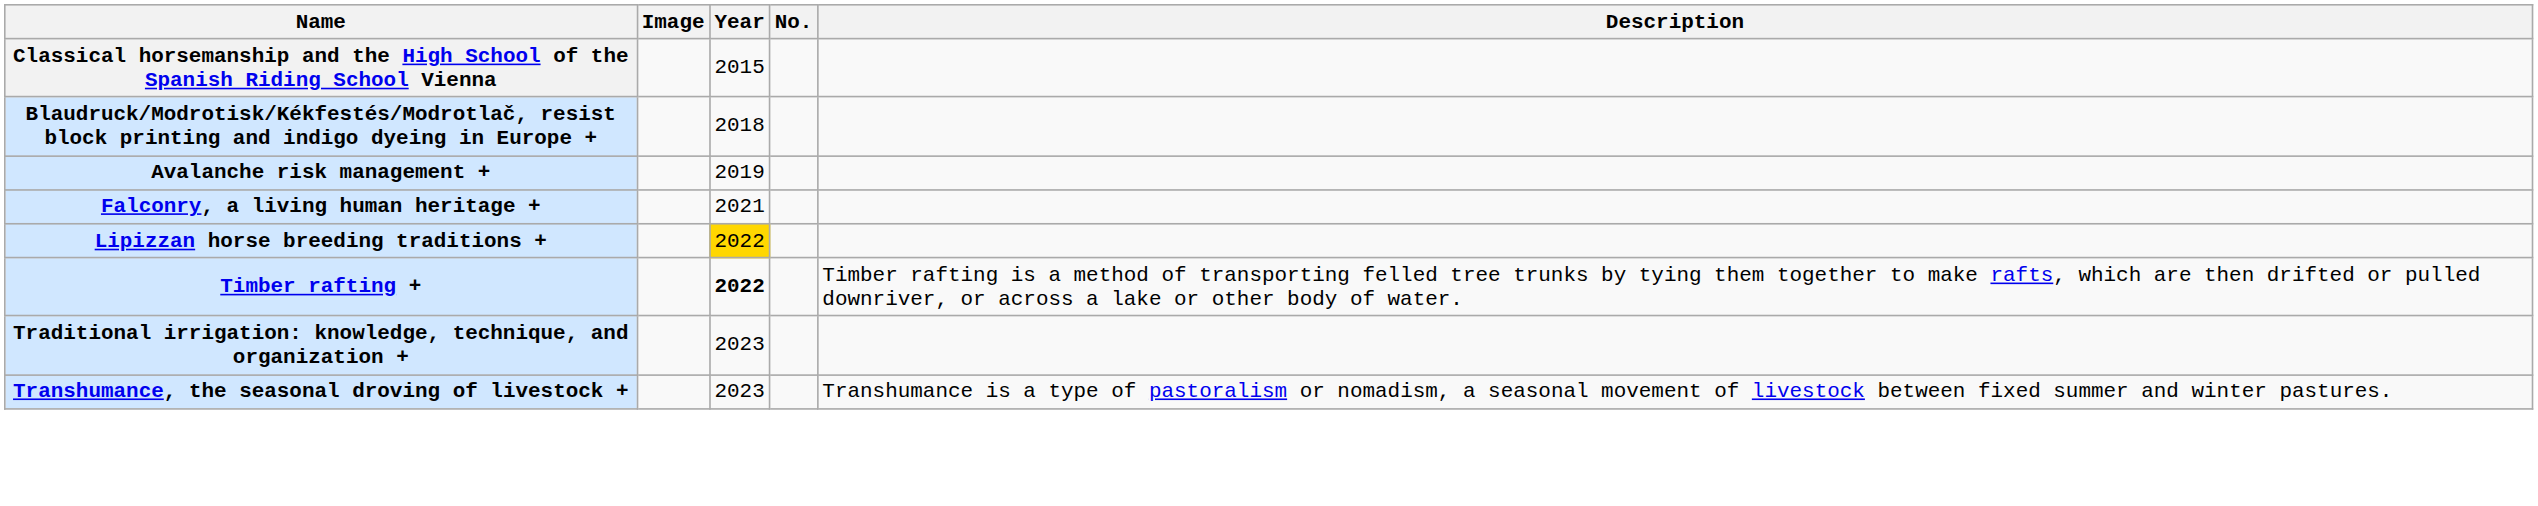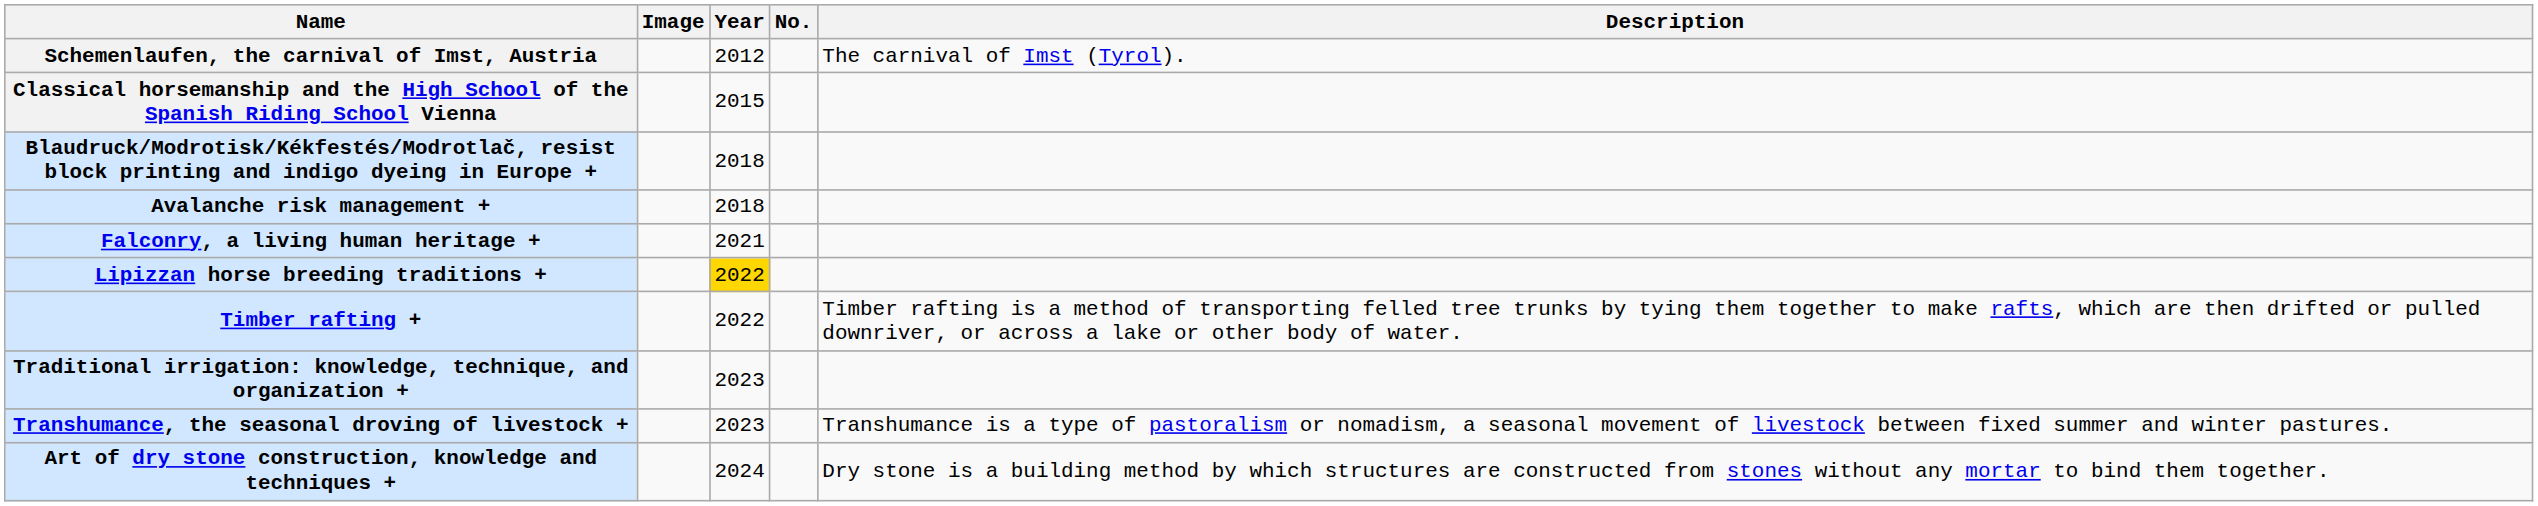+ row: (321, 56)
(740, 172) 2019 -> (740, 207) 2018
(740, 287) bold -> (740, 321) normal
+ row: (321, 472)
